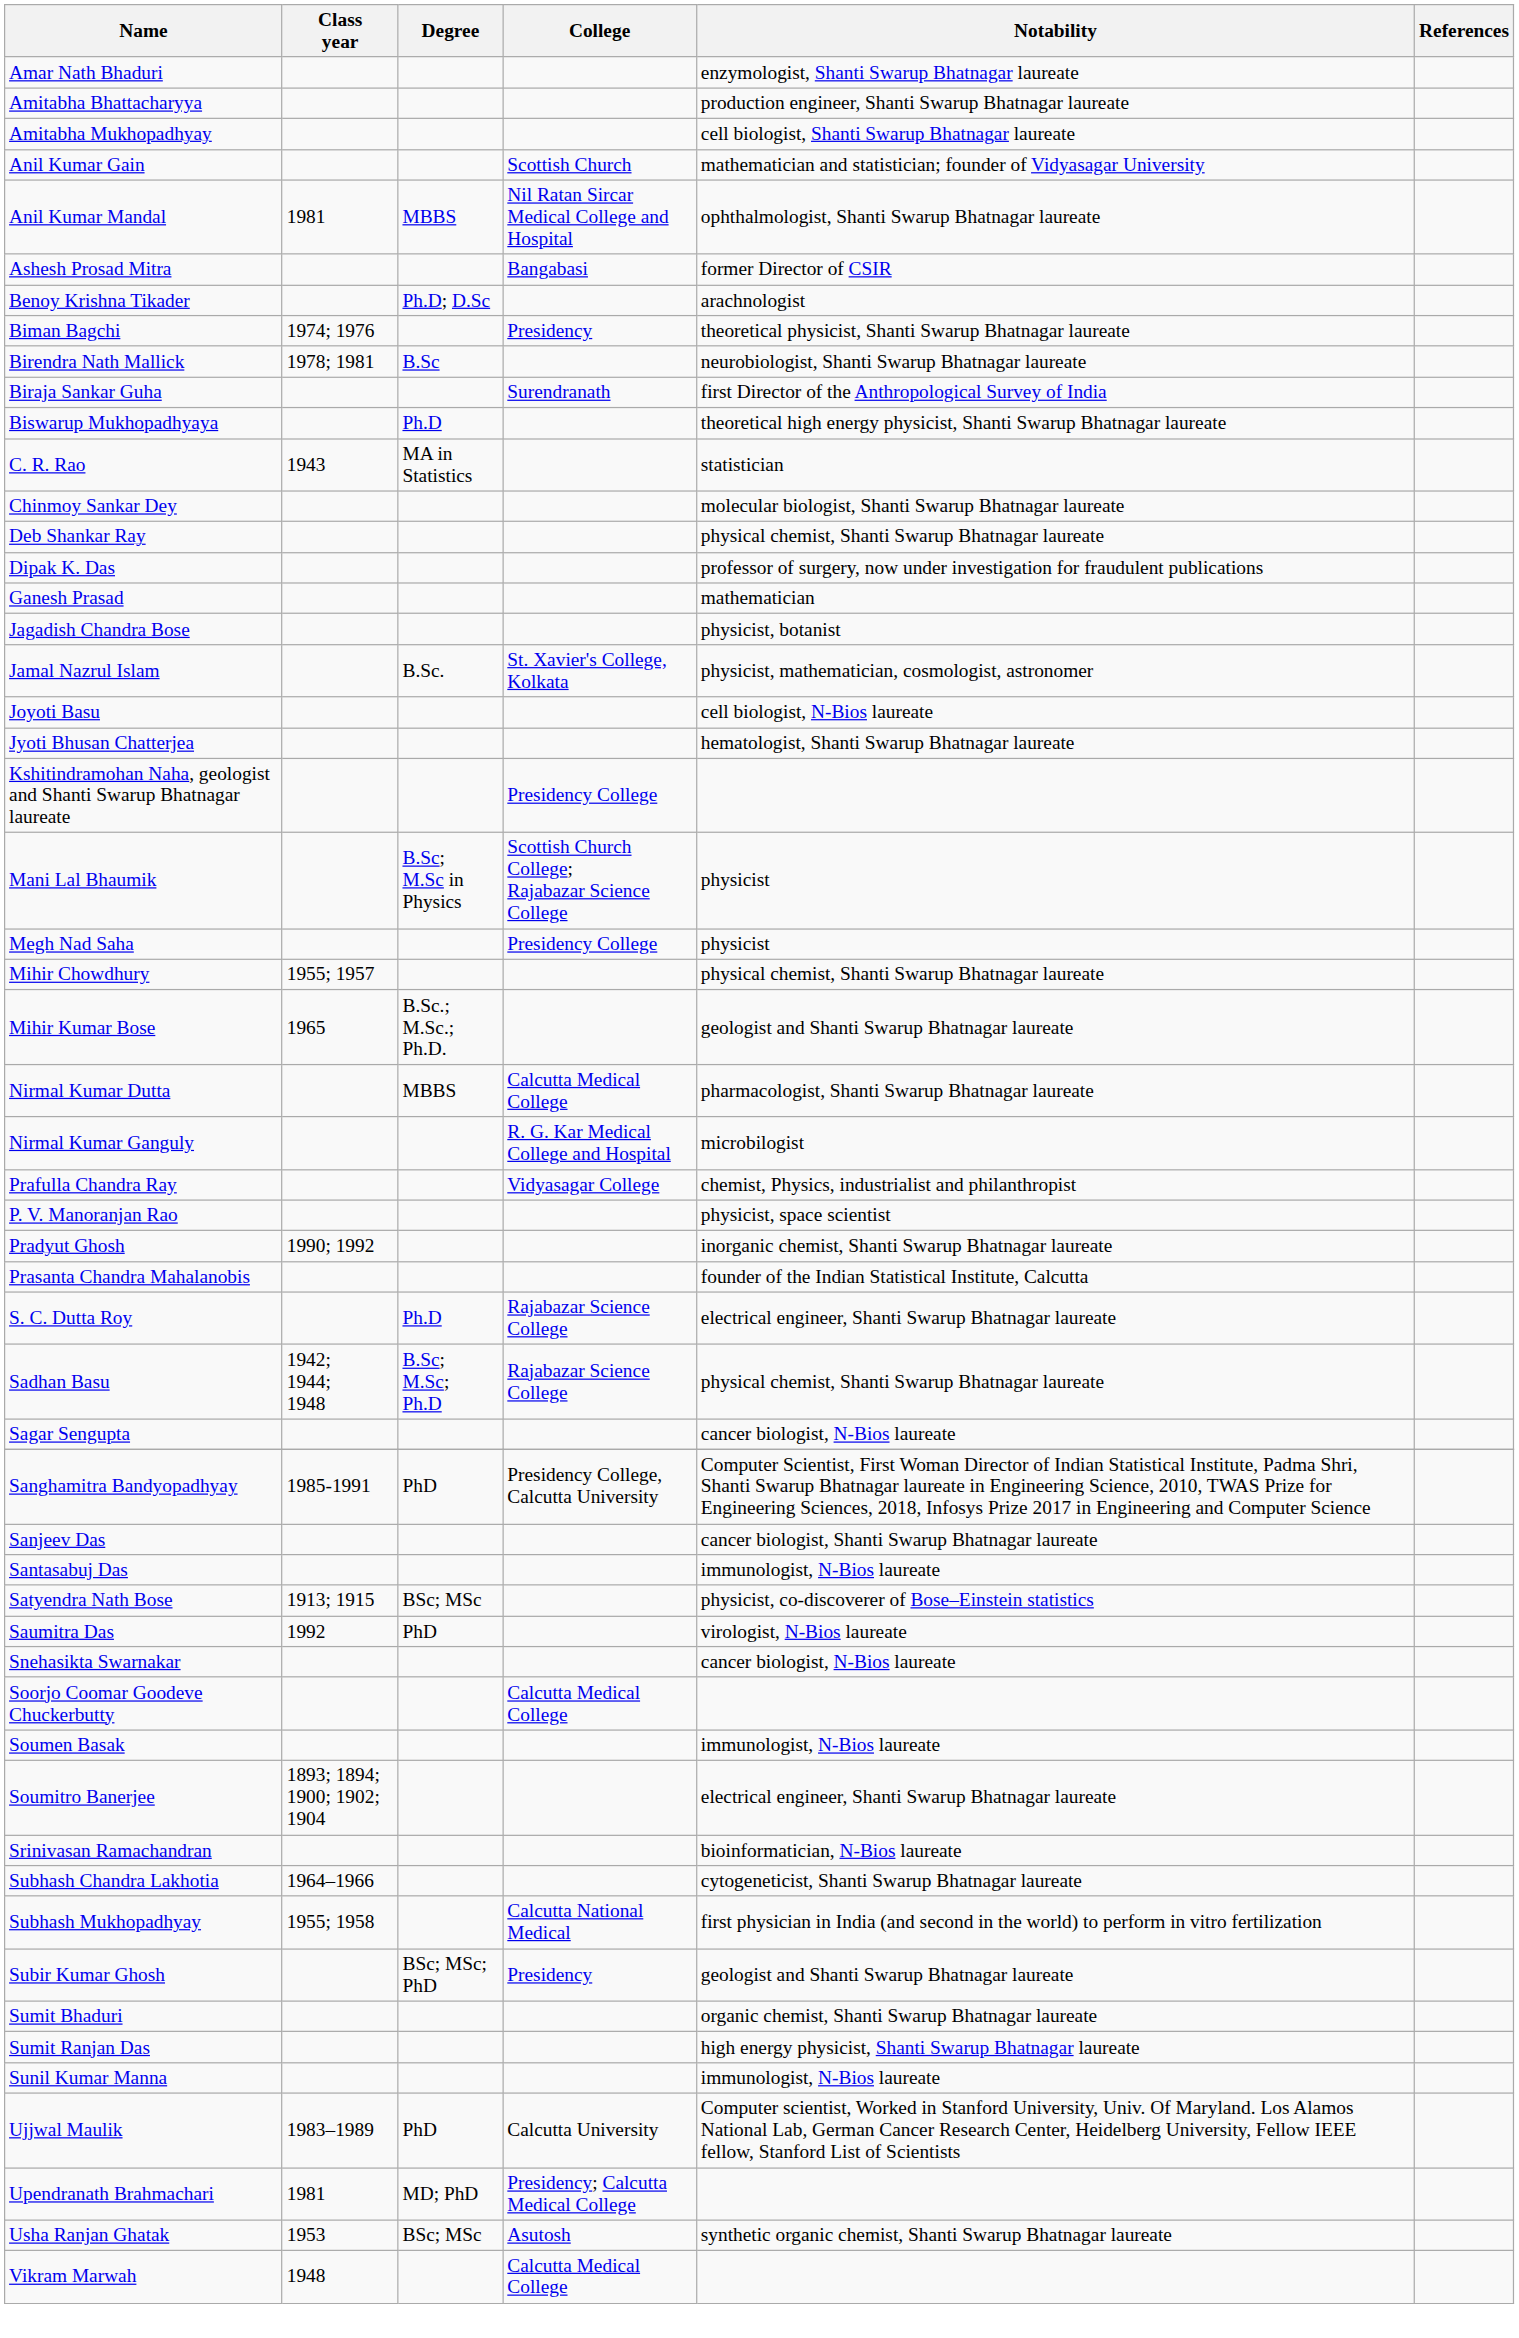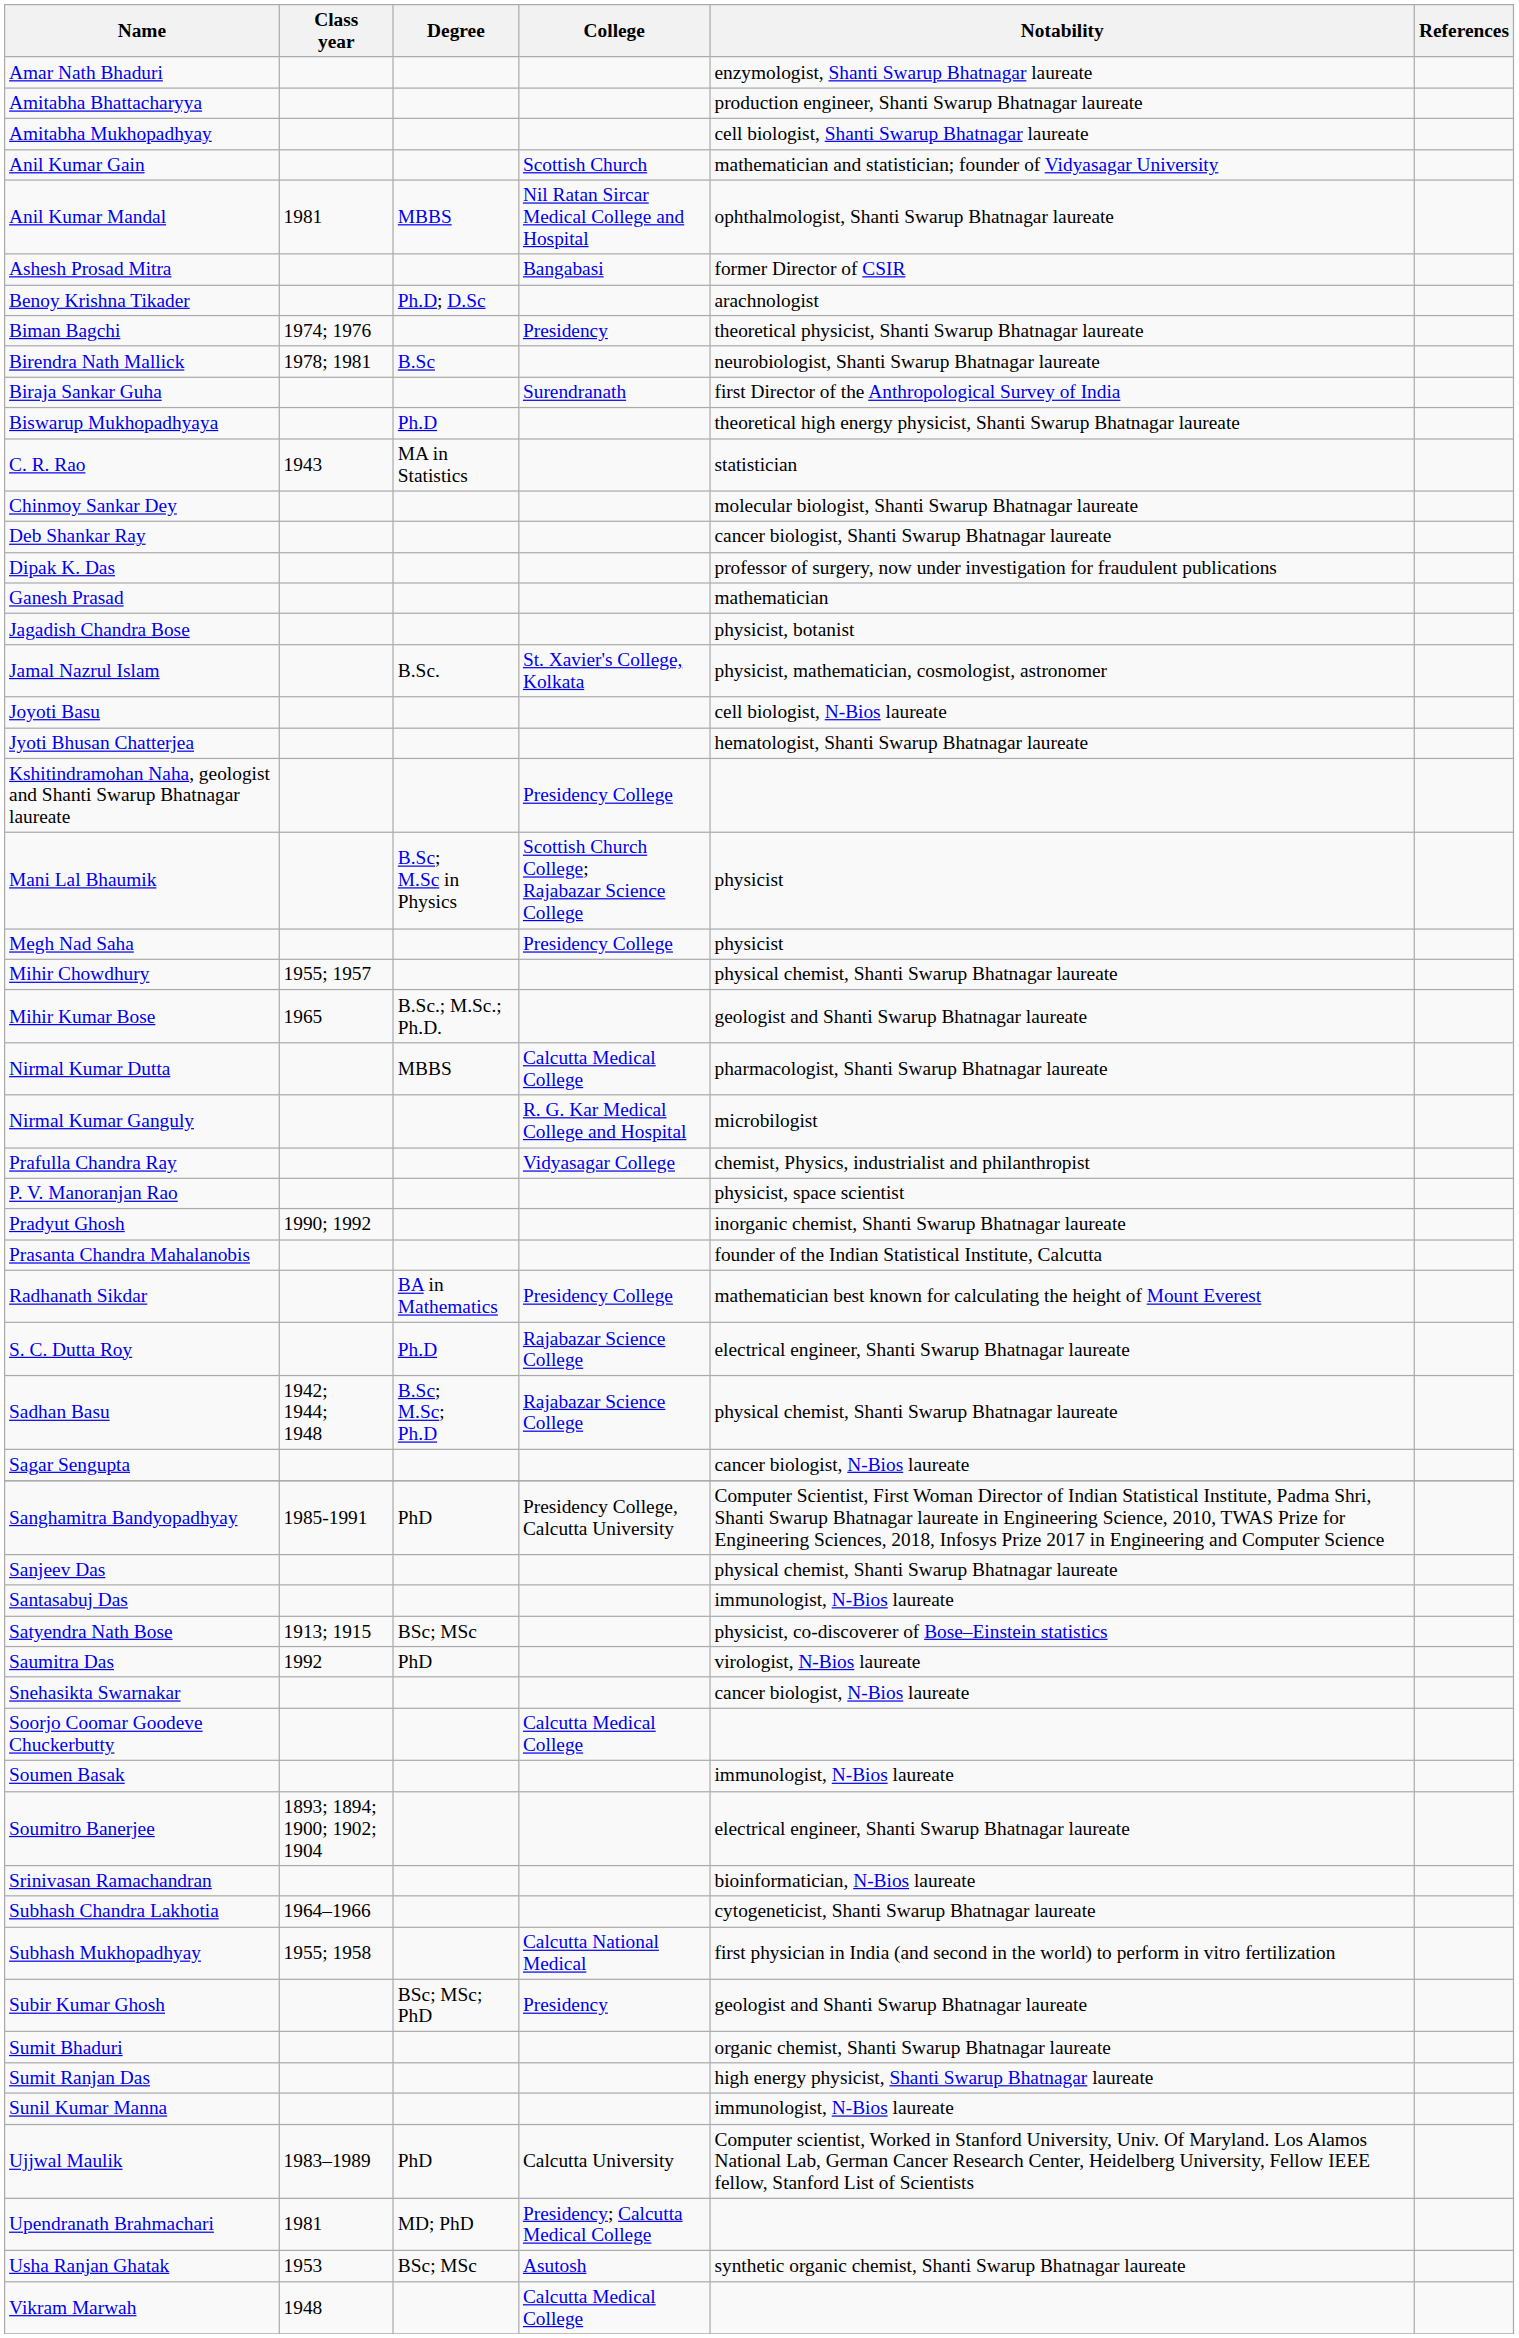(902, 536) physical chemist, Shanti Swarup Bhatnagar laureate -> (913, 536) cancer biologist, Shanti Swarup Bhatnagar laureate
+ row: (78, 1296)
(899, 1539) cancer biologist, Shanti Swarup Bhatnagar laureate -> (916, 1569) physical chemist, Shanti Swarup Bhatnagar laureate
